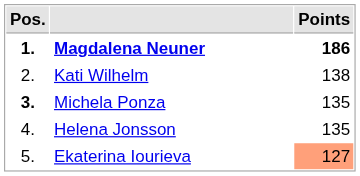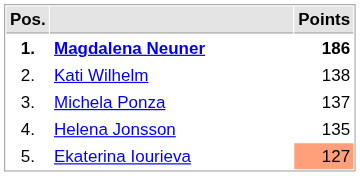(28, 102) bold -> (28, 102) normal
(336, 102) 135 -> (336, 102) 137
